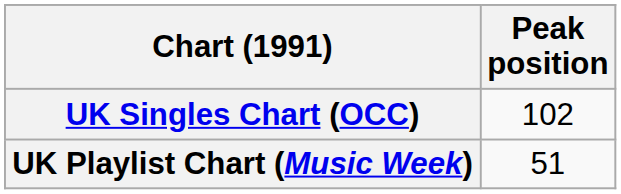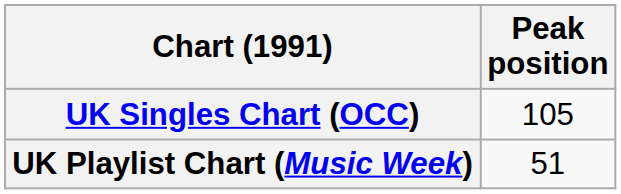(548, 113) 102 -> (548, 113) 105
